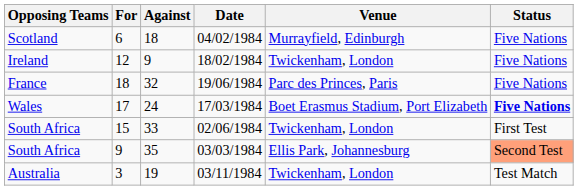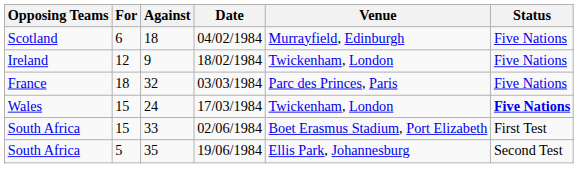(230, 83) 19/06/1984 -> (230, 83) 03/03/1984
(122, 106) 17 -> (122, 106) 15
(378, 106) Boet Erasmus Stadium, Port Elizabeth -> (331, 106) Twickenham, London
(331, 128) Twickenham, London -> (378, 128) Boet Erasmus Stadium, Port Elizabeth
(119, 151) 9 -> (119, 151) 5
(230, 151) 03/03/1984 -> (230, 151) 19/06/1984
(528, 151) lightsalmon background -> (528, 151) no background
- row: (151, 173)
